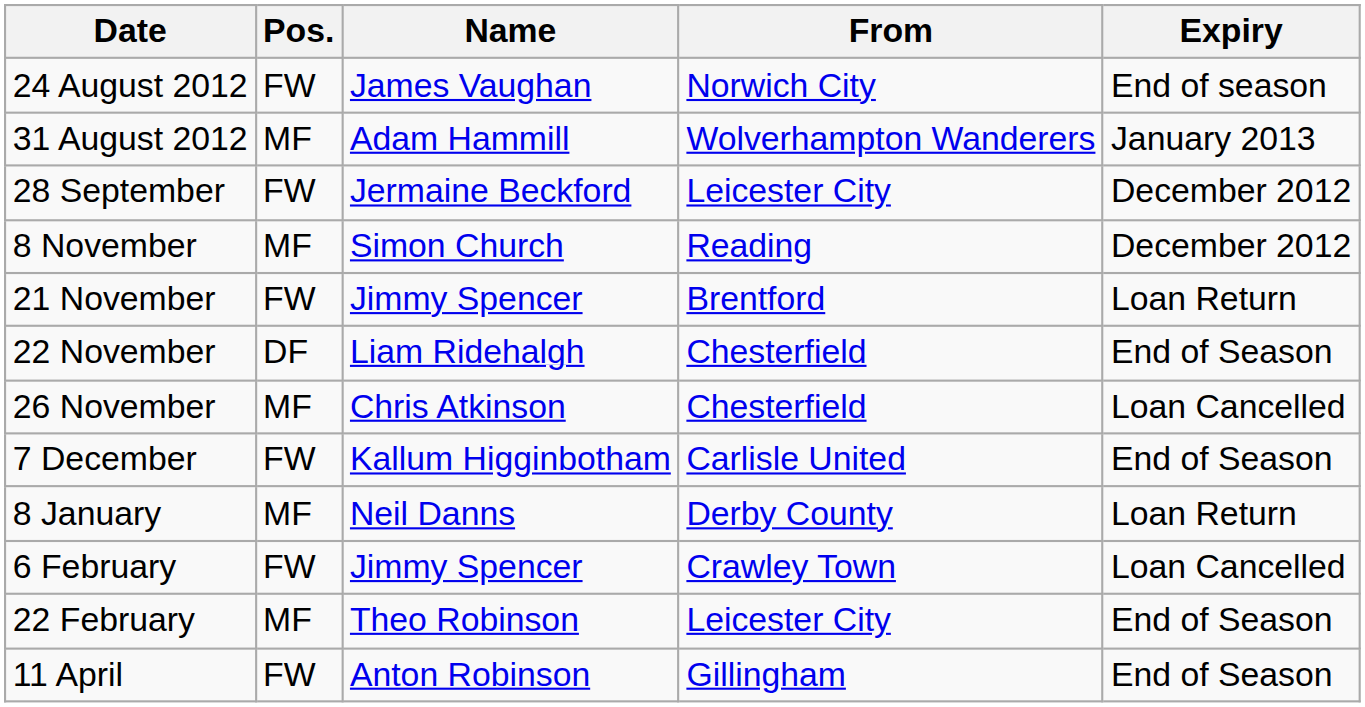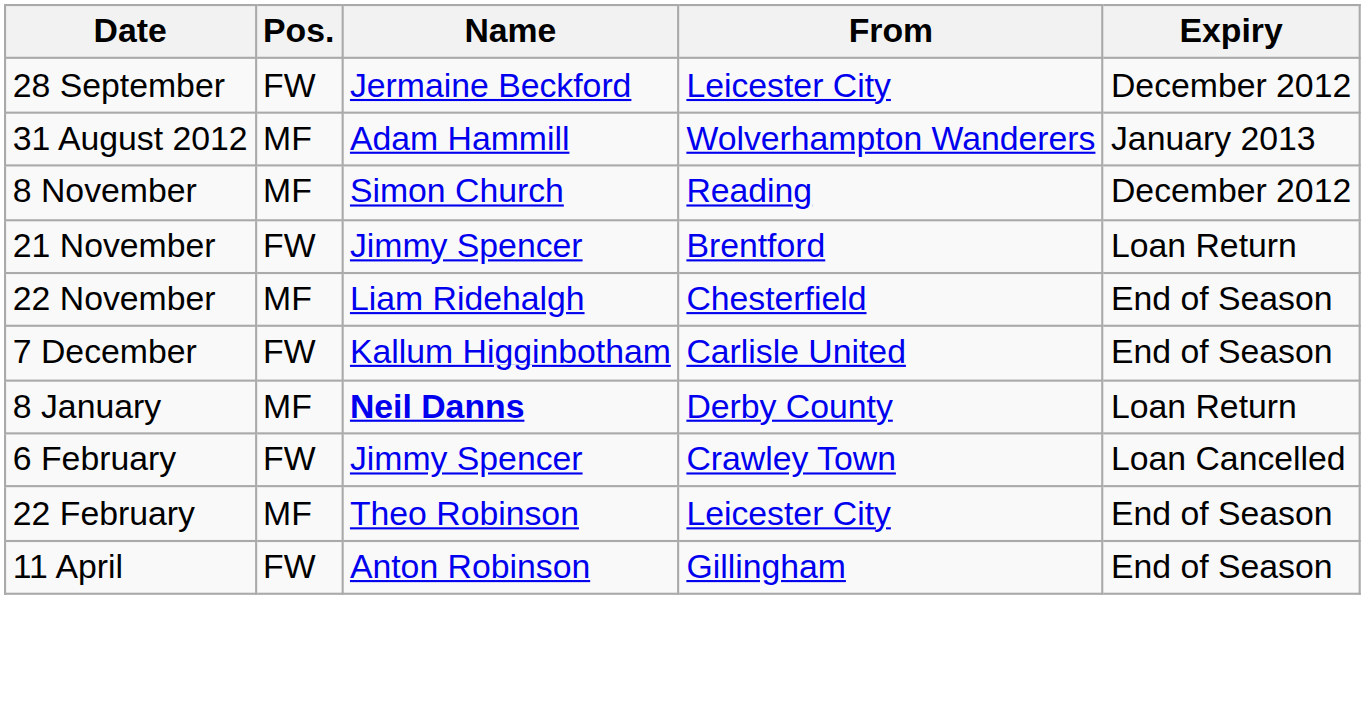- row: (130, 84)
rows swapped: (130, 138) <-> (119, 191)
(286, 352) DF -> (287, 298) MF
- row: (114, 406)
(433, 513) normal -> (437, 406) bold
